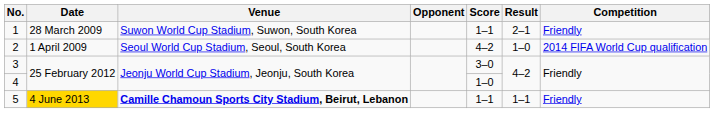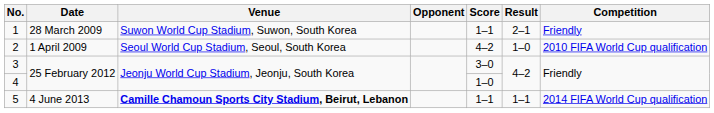(625, 47) 2014 FIFA World Cup qualification -> (625, 47) 2010 FIFA World Cup qualification
(59, 99) gold background -> (59, 99) no background
(562, 99) Friendly -> (625, 99) 2014 FIFA World Cup qualification
